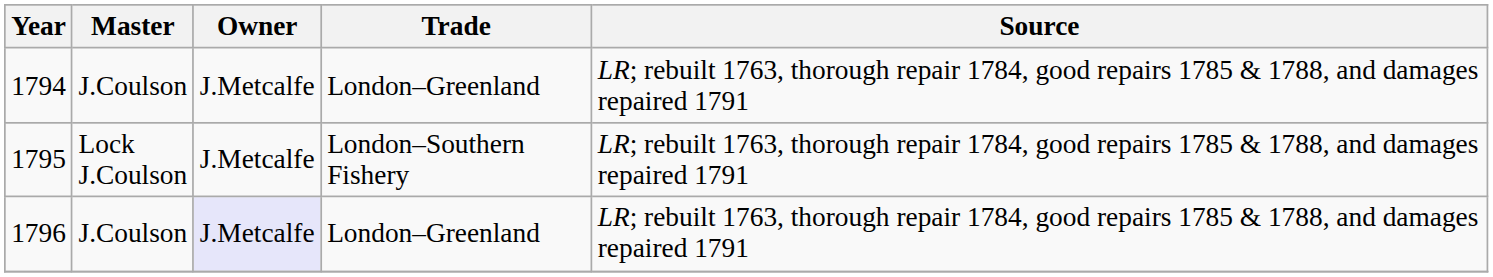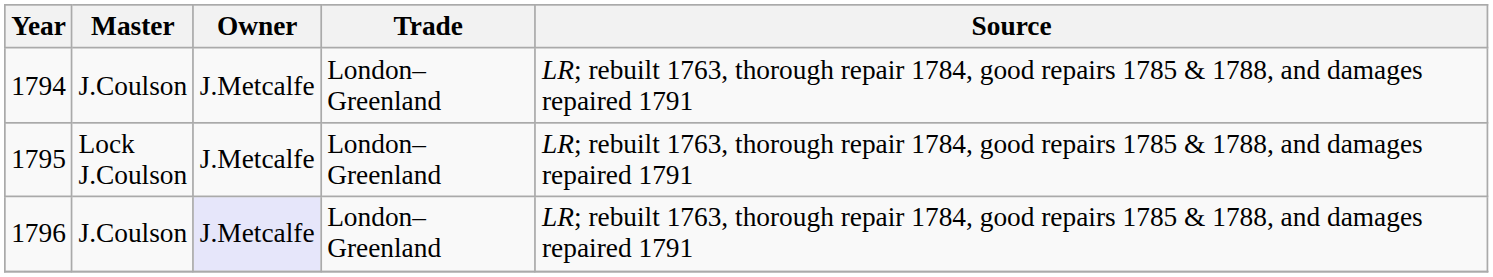(426, 159) London–Southern Fishery -> (384, 159) London–Greenland
